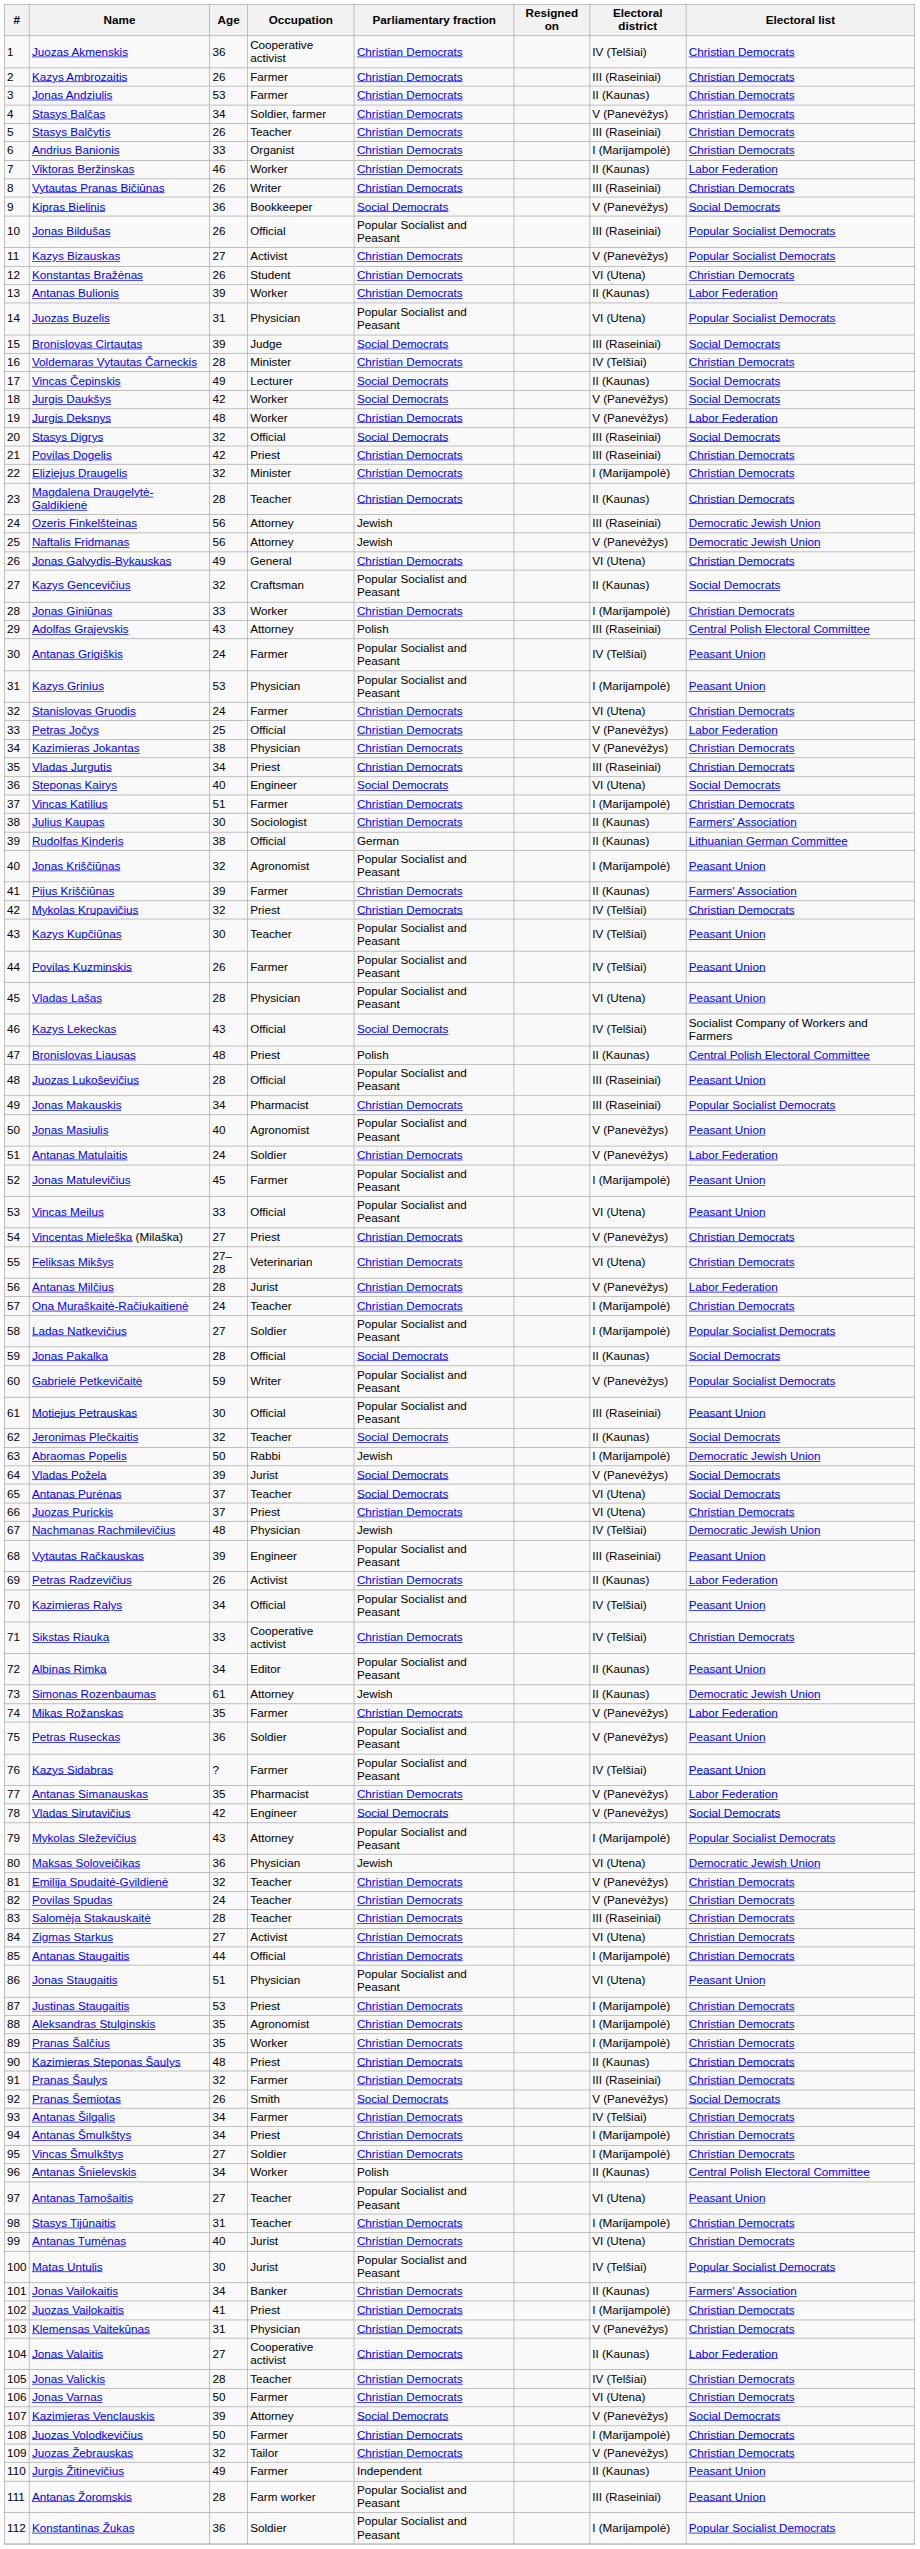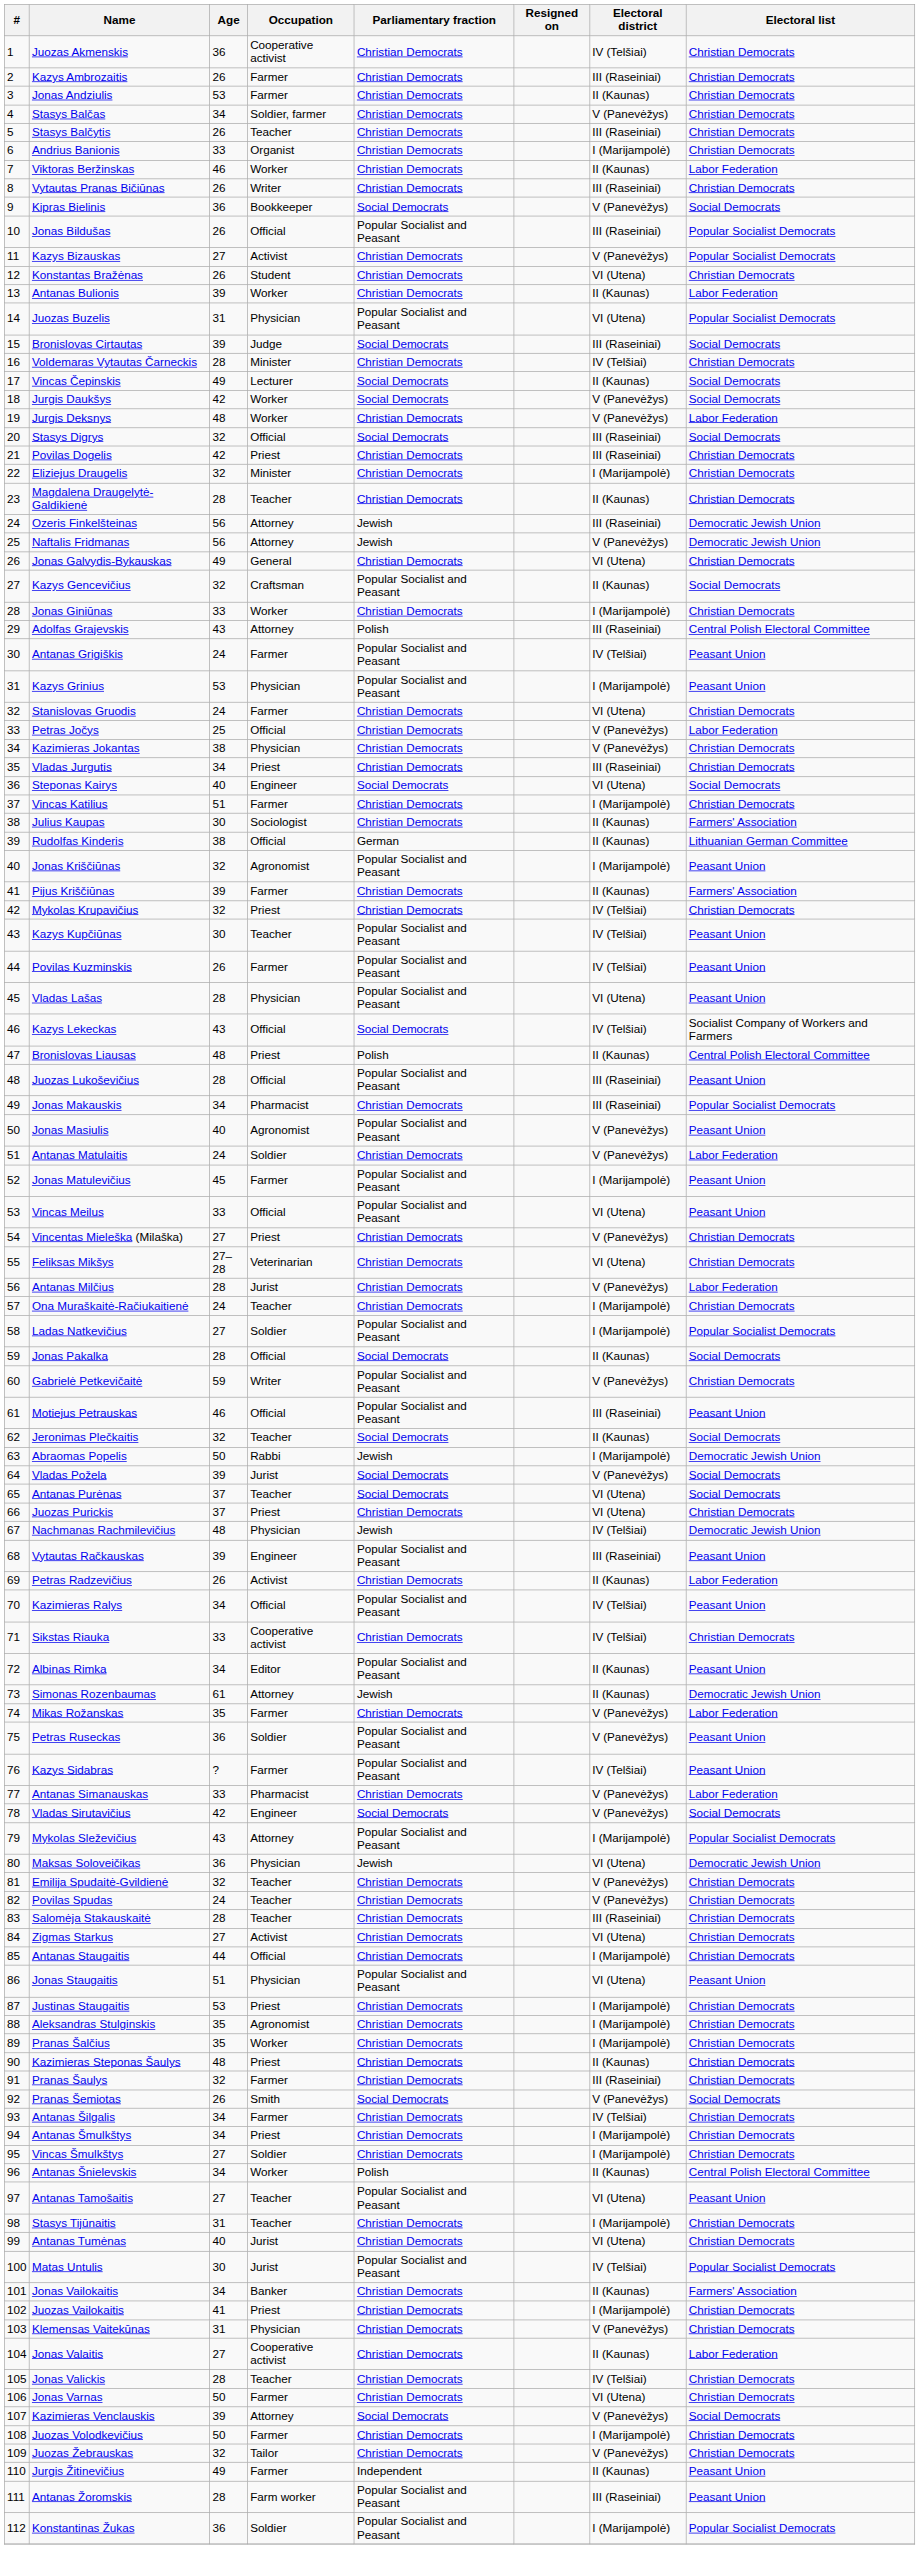(762, 1381) Popular Socialist Democrats -> (742, 1381) Christian Democrats
(219, 1413) 30 -> (219, 1413) 46
(219, 1794) 35 -> (219, 1794) 33
